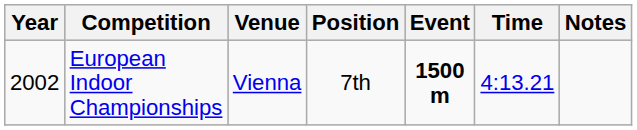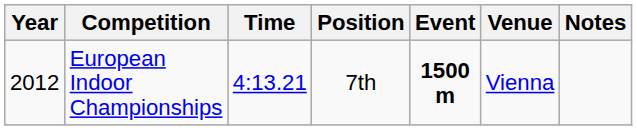columns swapped: (267, 23) <-> (517, 23)
(35, 82) 2002 -> (35, 82) 2012
